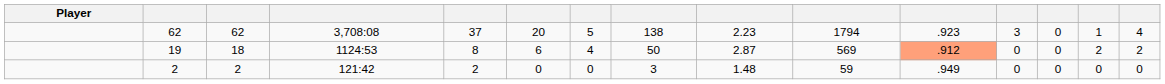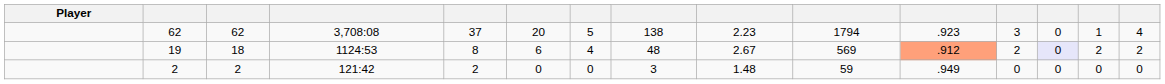(653, 50) 50 -> (653, 50) 48
(744, 50) 2.87 -> (744, 50) 2.67
(1017, 50) 0 -> (1017, 50) 2
(1058, 50) no background -> (1058, 50) lavender background
